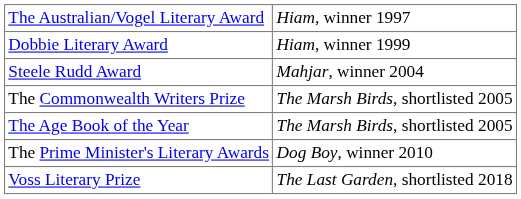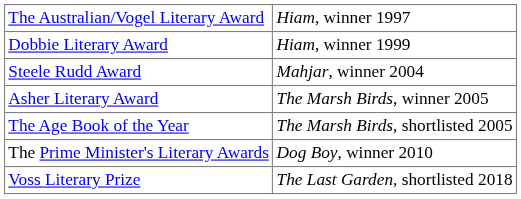+ row: (83, 99)
- row: (127, 99)
